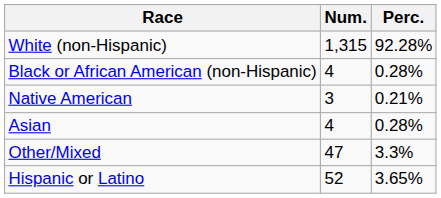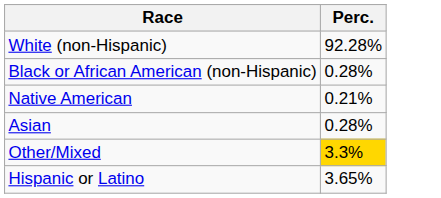- column: (346, 17)
(394, 152) no background -> (344, 152) gold background
